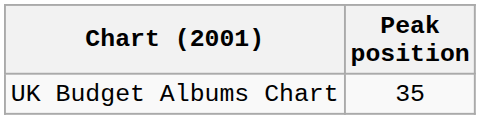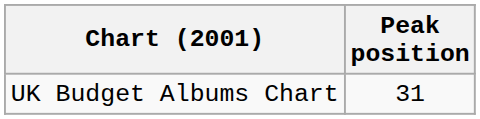(410, 94) 35 -> (410, 94) 31
